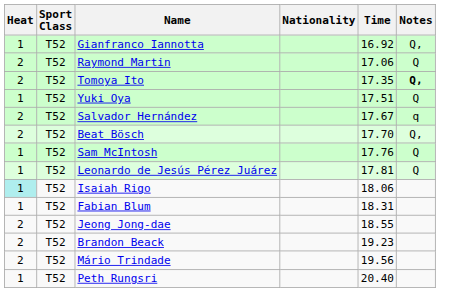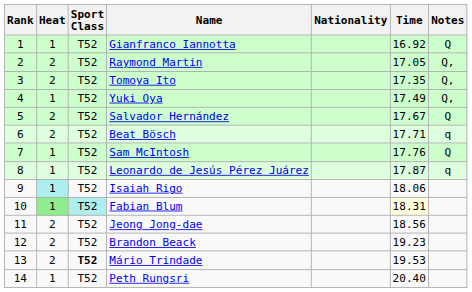+ column: (20, 20)
(416, 44) Q, -> (448, 44) Q
(377, 62) 17.06 -> (409, 62) 17.05
(416, 62) Q -> (448, 62) Q,
(416, 80) bold -> (448, 80) normal
(377, 98) 17.51 -> (409, 98) 17.49
(416, 98) Q -> (448, 98) Q,
(416, 116) q -> (448, 116) Q
(377, 134) 17.70 -> (409, 134) 17.71
(416, 134) Q, -> (448, 134) q
(377, 170) 17.81 -> (409, 170) 17.87
(416, 170) Q -> (448, 170) q
(20, 206) no background -> (52, 206) lightgreen background
(56, 206) no background -> (87, 206) paleturquoise background
(377, 206) no background -> (409, 206) lightyellow background
(377, 224) 18.55 -> (409, 224) 18.56
(56, 260) normal -> (87, 260) bold
(377, 260) 19.56 -> (409, 260) 19.53
